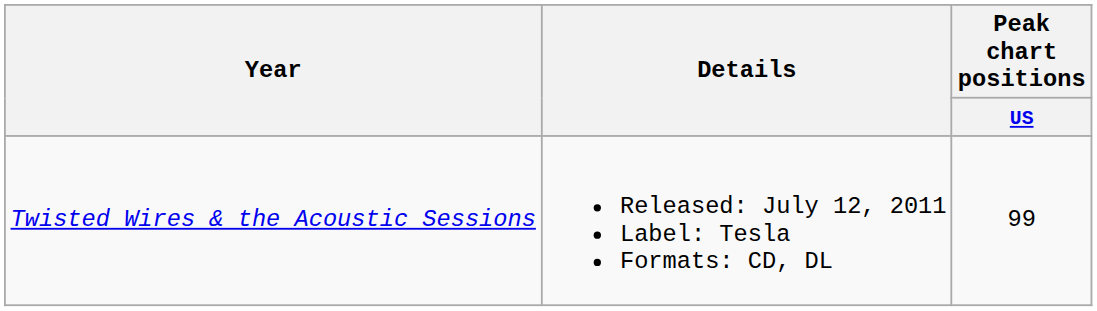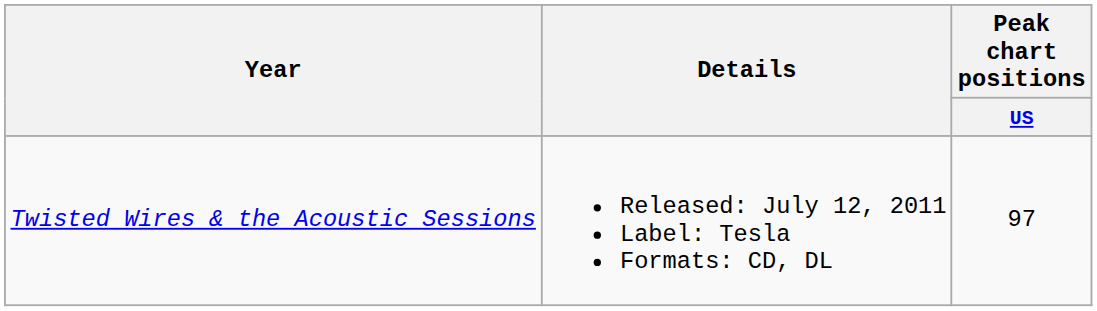(1022, 221) 99 -> (1022, 221) 97
